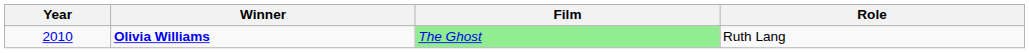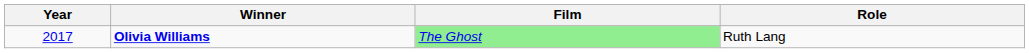(58, 36) 2010 -> (58, 36) 2017
